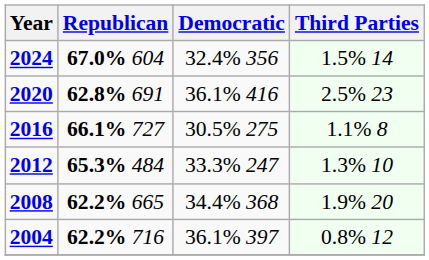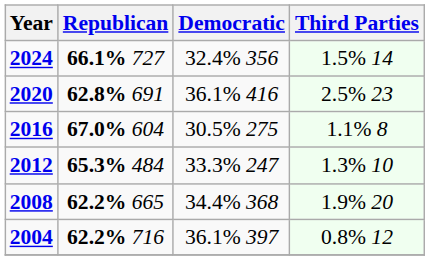(116, 58) 67.0% 604 -> (116, 58) 66.1% 727
(116, 129) 66.1% 727 -> (116, 129) 67.0% 604
